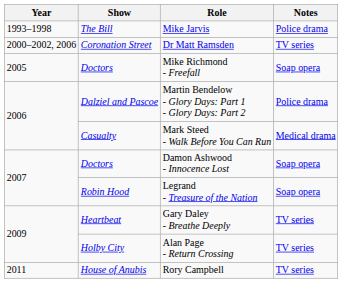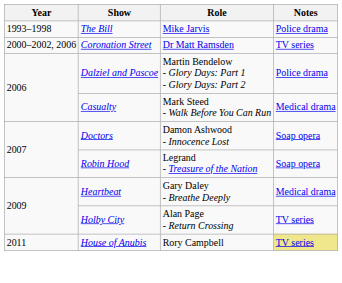- row: (195, 68)
(295, 220) TV series -> (306, 192) Medical drama
(295, 270) no background -> (295, 242) khaki background
